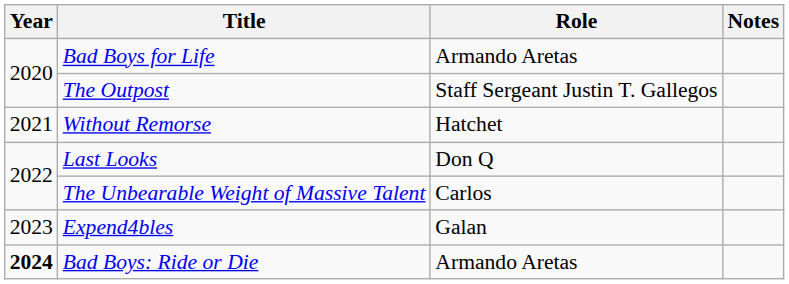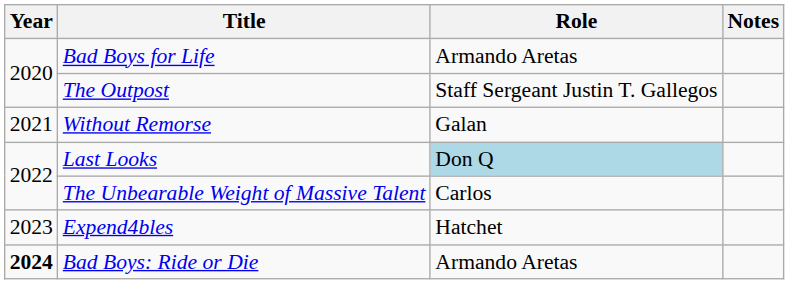(469, 124) Hatchet -> (461, 124) Galan
(464, 158) no background -> (464, 158) lightblue background
(461, 227) Galan -> (469, 227) Hatchet
